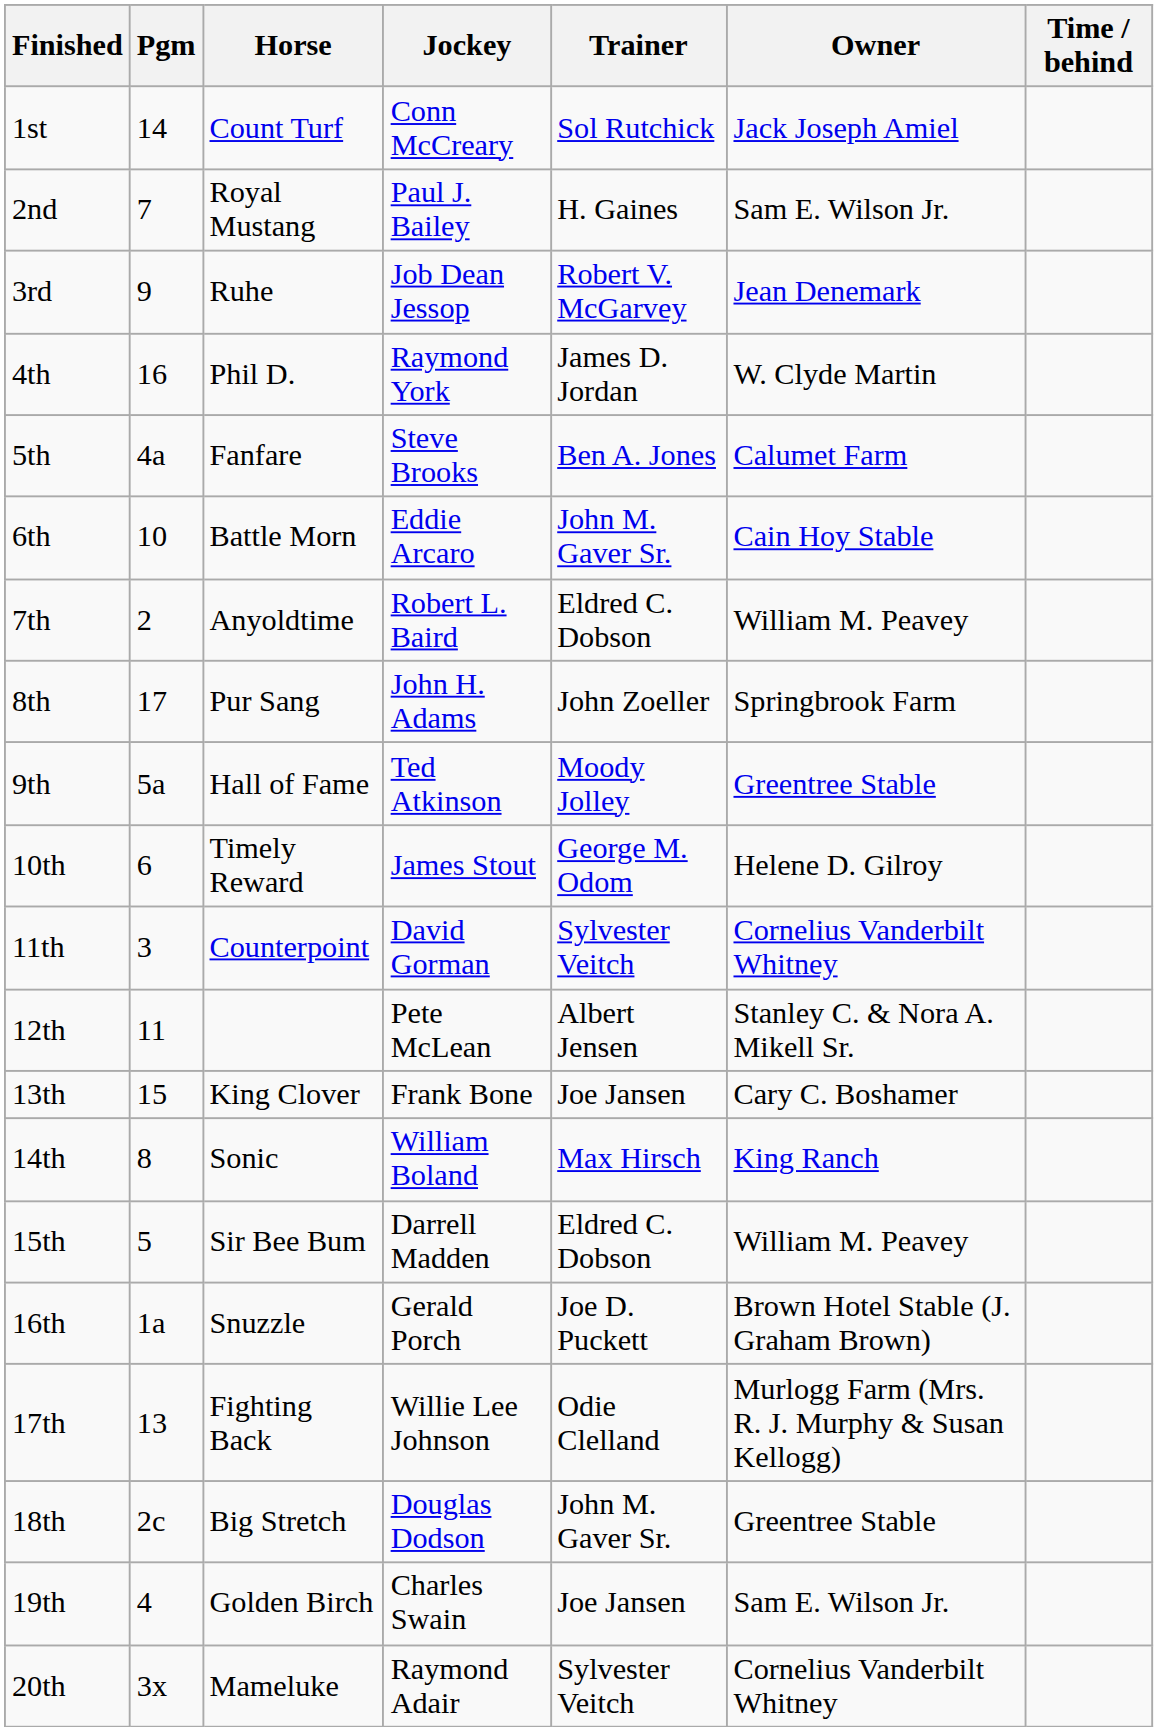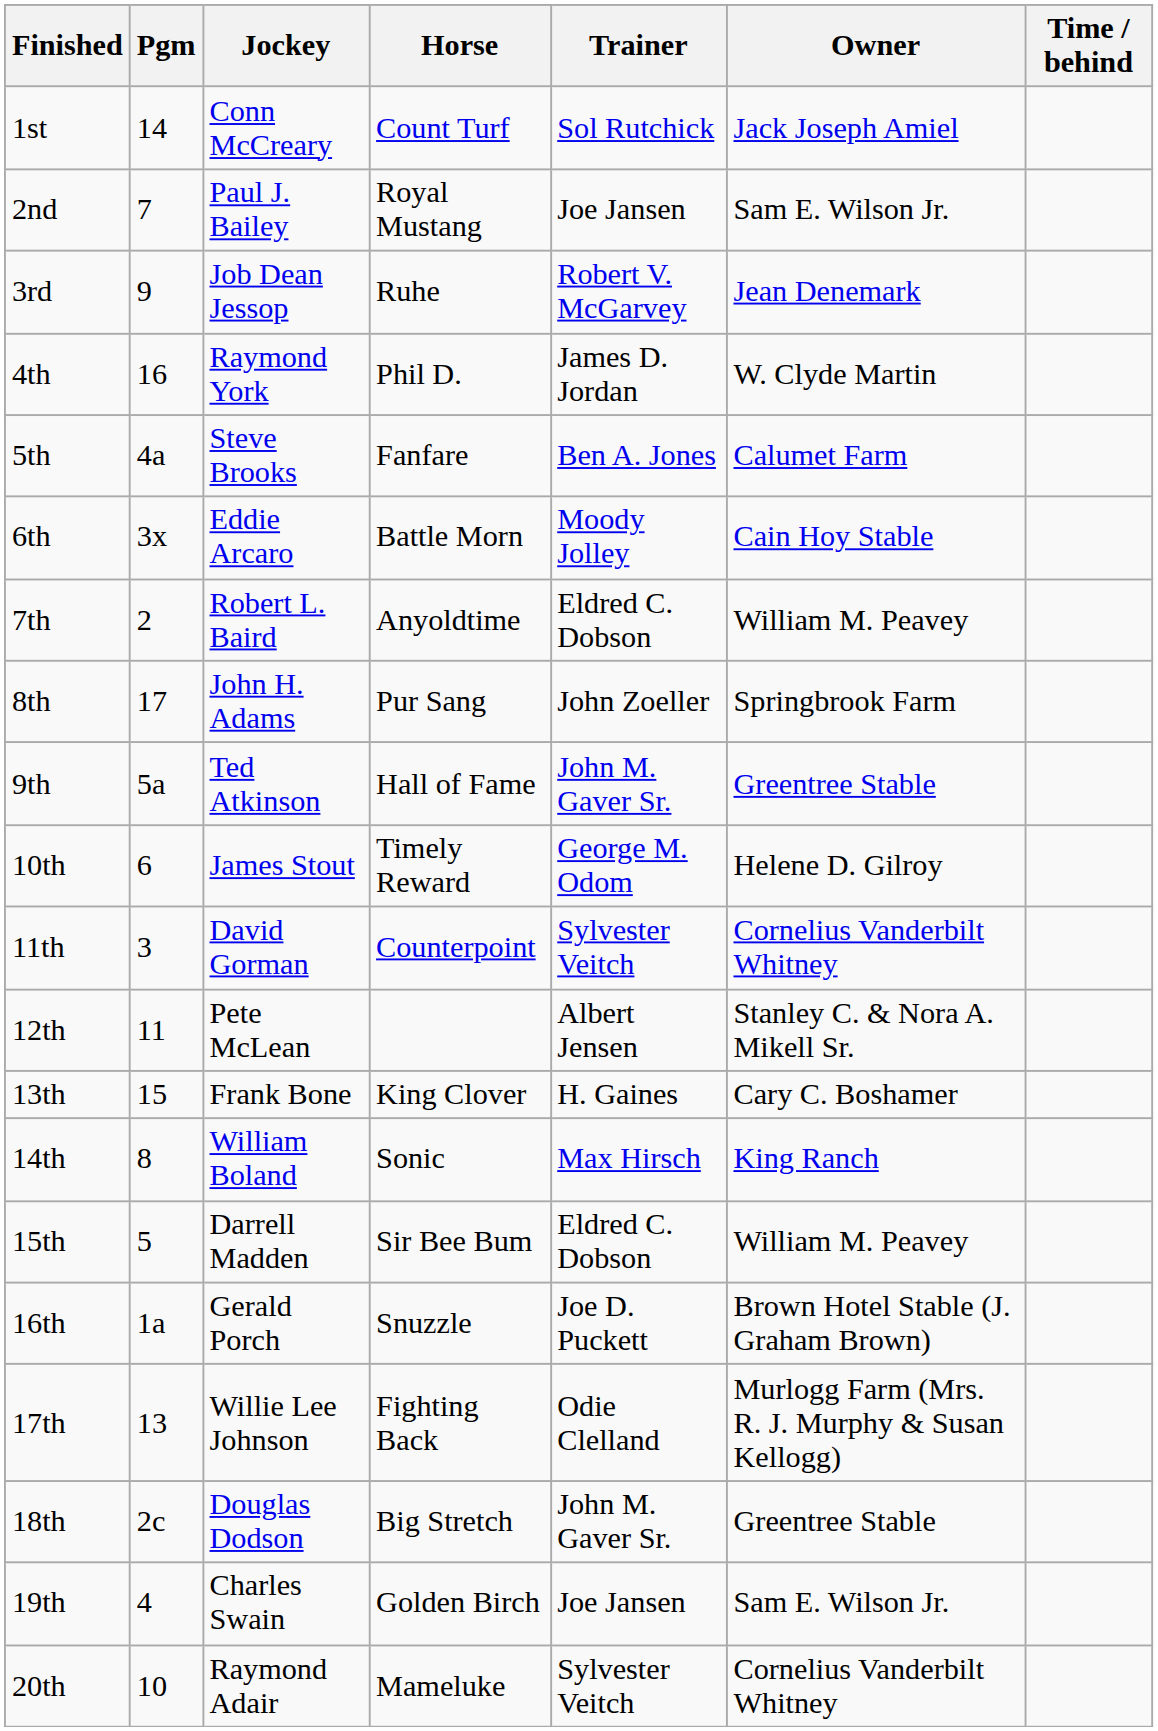columns swapped: (293, 45) <-> (467, 45)
(618, 209) H. Gaines -> (621, 209) Joe Jansen
(152, 537) 10 -> (152, 537) 3x
(614, 537) John M. Gaver Sr. -> (601, 537) Moody Jolley
(601, 783) Moody Jolley -> (614, 783) John M. Gaver Sr.
(621, 1094) Joe Jansen -> (618, 1094) H. Gaines
(152, 1685) 3x -> (152, 1685) 10
